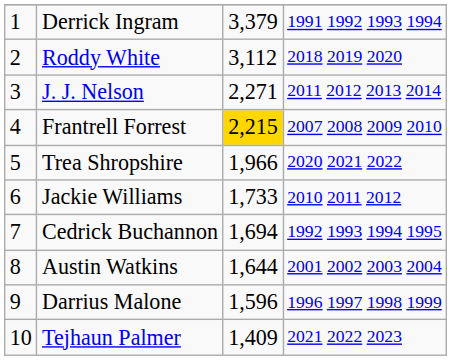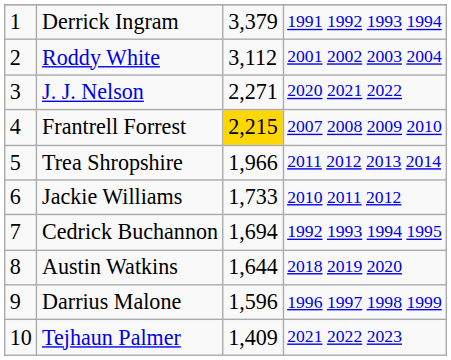(345, 57) 2018 2019 2020 -> (364, 57) 2001 2002 2003 2004
(364, 92) 2011 2012 2013 2014 -> (345, 92) 2020 2021 2022
(345, 162) 2020 2021 2022 -> (364, 162) 2011 2012 2013 2014
(364, 267) 2001 2002 2003 2004 -> (345, 267) 2018 2019 2020
